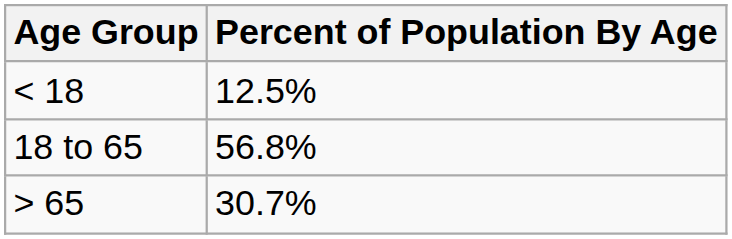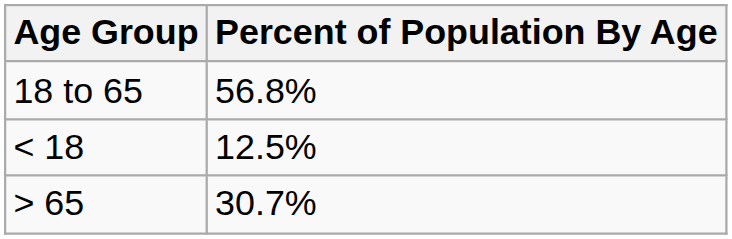rows swapped: (49, 89) <-> (78, 146)
